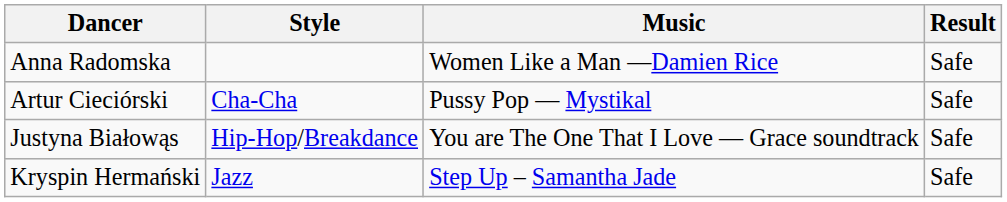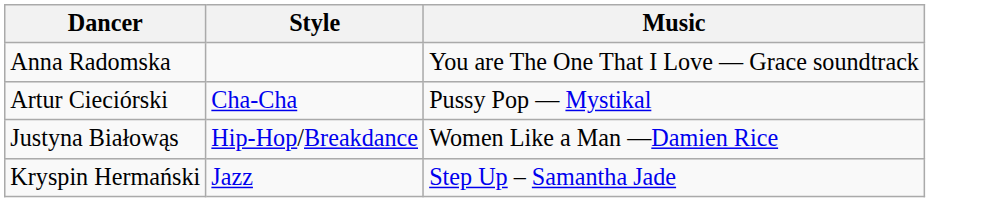- column: (963, 23)
(604, 61) Women Like a Man —Damien Rice -> (674, 61) You are The One That I Love — Grace soundtrack
(674, 138) You are The One That I Love — Grace soundtrack -> (604, 138) Women Like a Man —Damien Rice
